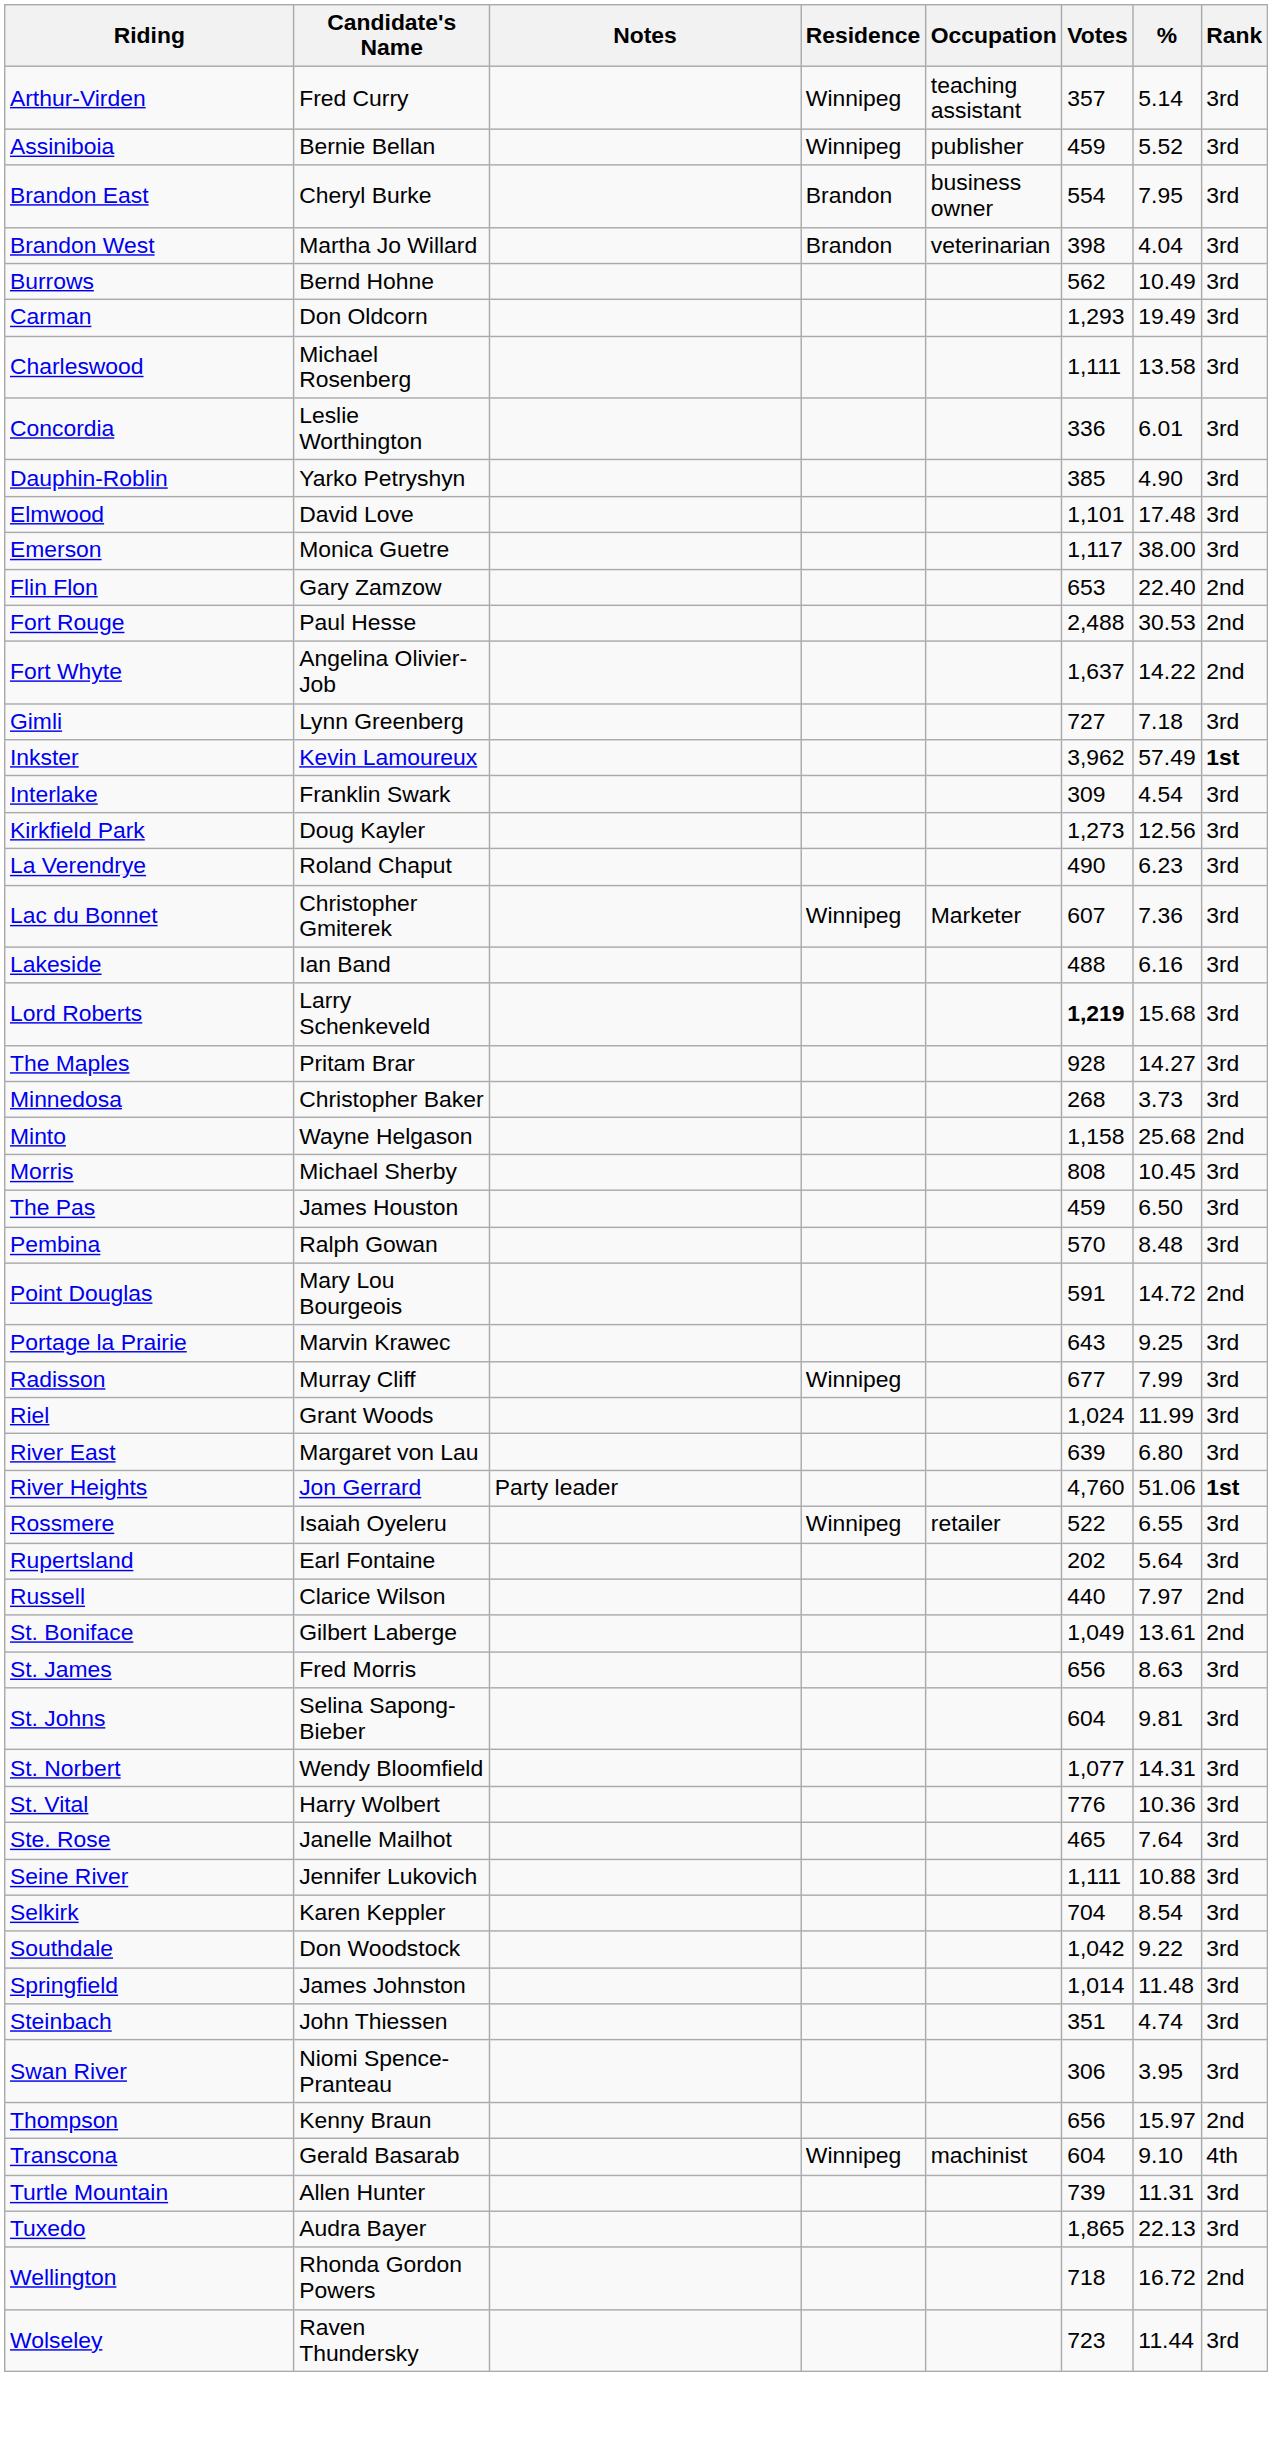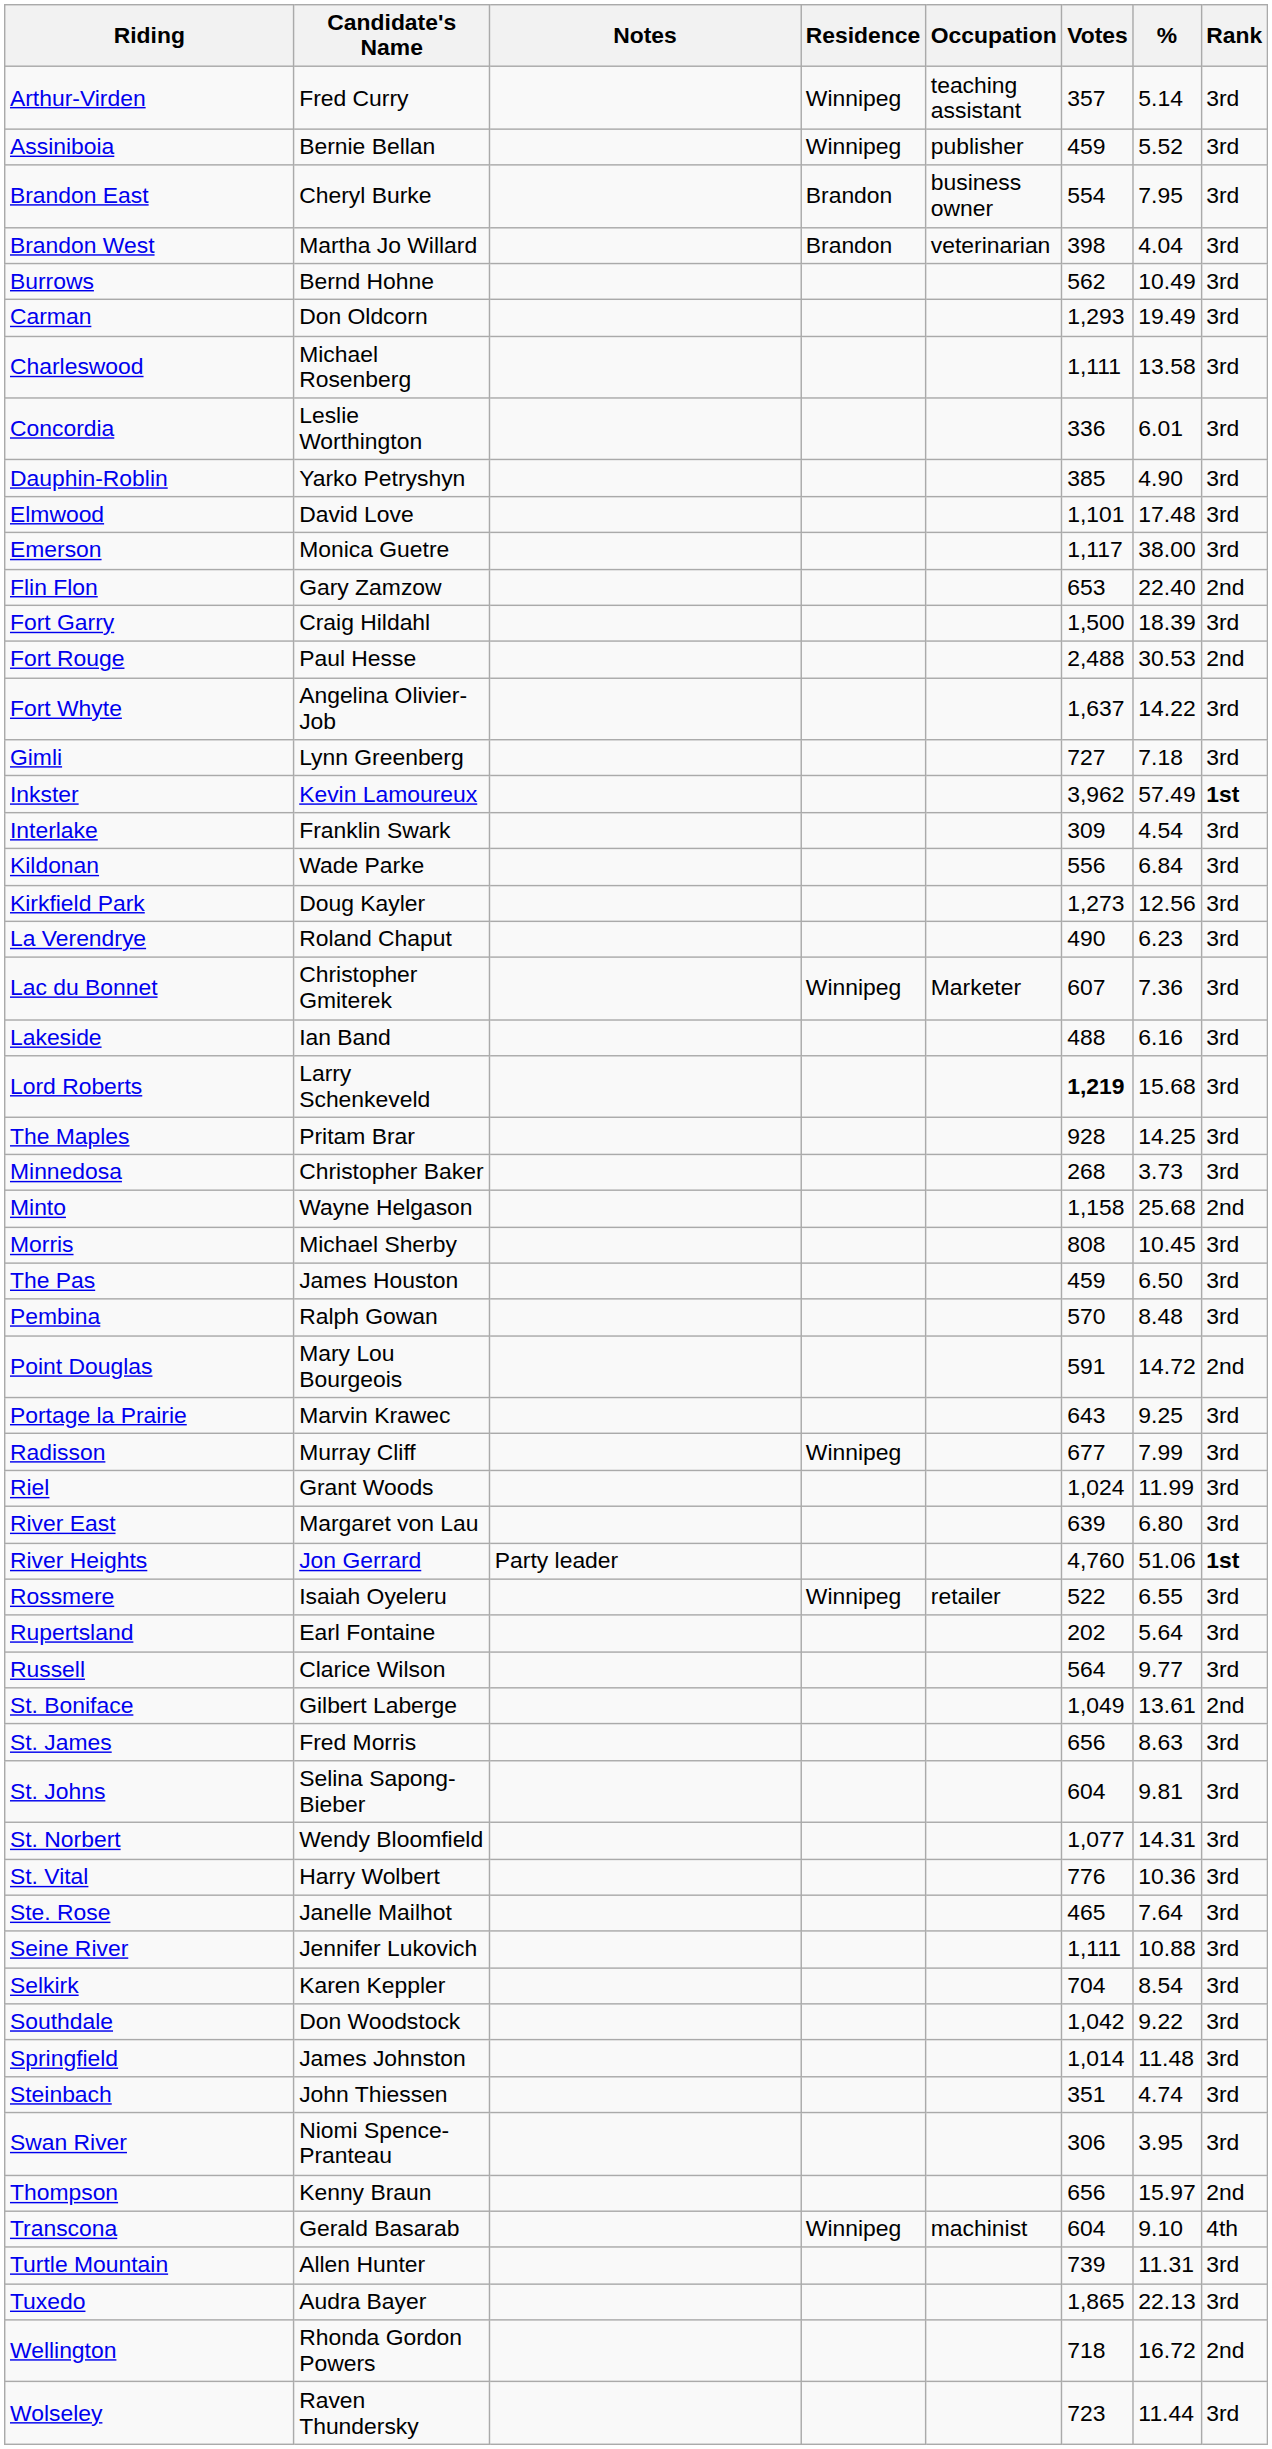+ row: (62, 623)
(1225, 672) 2nd -> (1223, 708) 3rd
+ row: (55, 866)
(1167, 1063) 14.27 -> (1167, 1135) 14.25
(1086, 1596) 440 -> (1086, 1669) 564
(1161, 1596) 7.97 -> (1161, 1669) 9.77
(1225, 1596) 2nd -> (1223, 1669) 3rd
